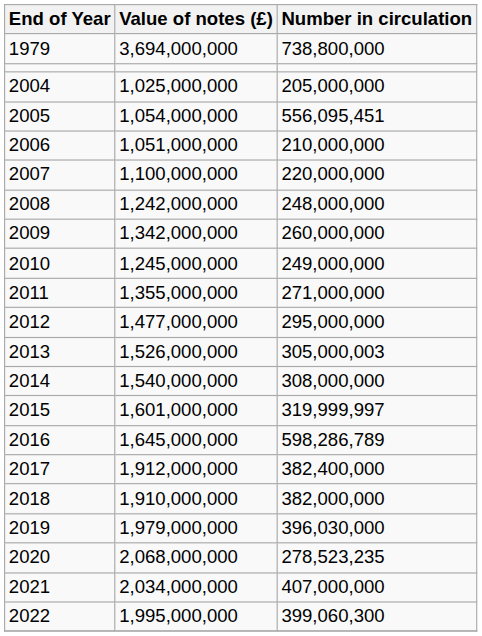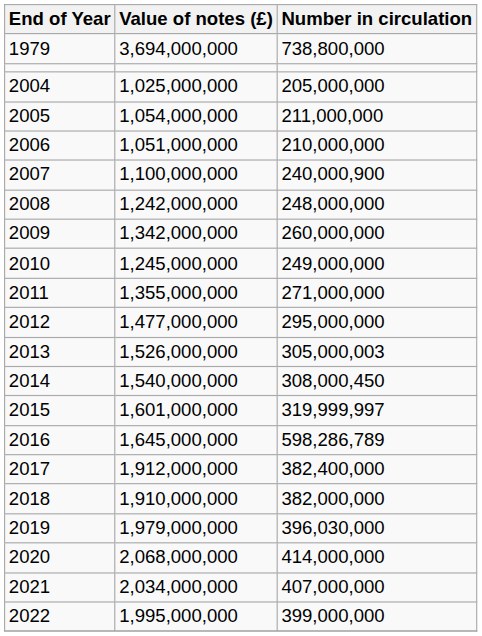(333, 116) 556,095,451 -> (332, 116) 211,000,000
(333, 174) 220,000,000 -> (333, 174) 240,000,900
(333, 380) 308,000,000 -> (333, 380) 308,000,450
(333, 557) 278,523,235 -> (333, 557) 414,000,000
(333, 616) 399,060,300 -> (333, 616) 399,000,000
